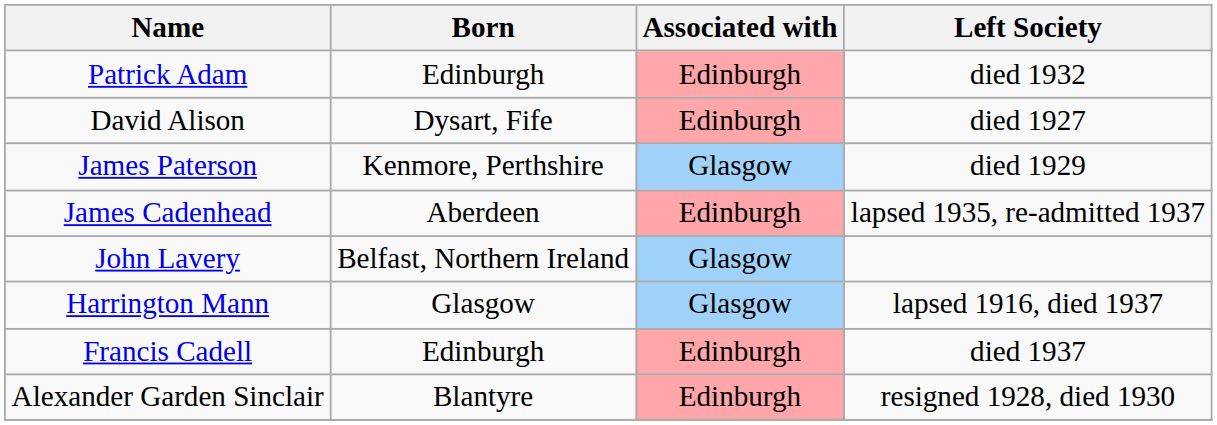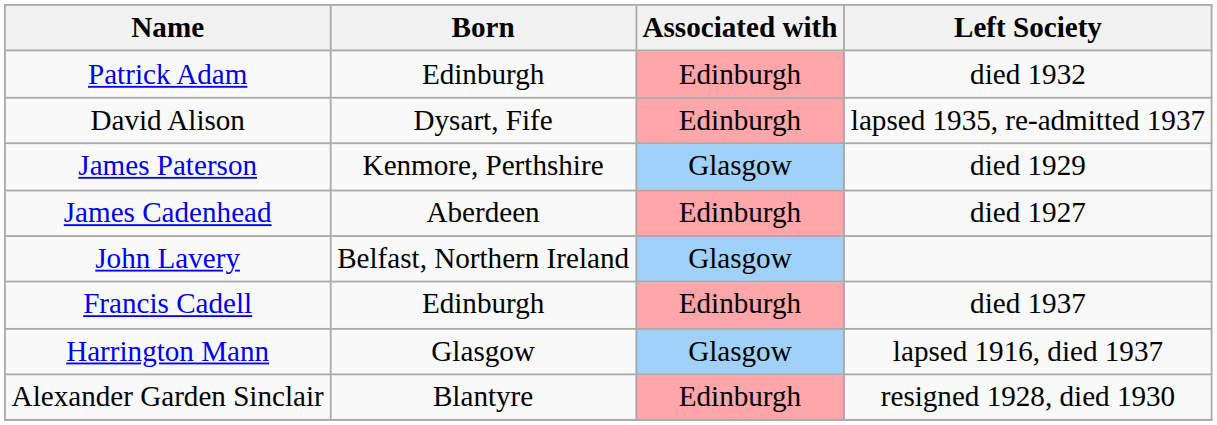(1028, 119) died 1927 -> (1028, 119) lapsed 1935, re-admitted 1937
(1028, 212) lapsed 1935, re-admitted 1937 -> (1028, 212) died 1927
rows swapped: (168, 304) <-> (168, 350)
